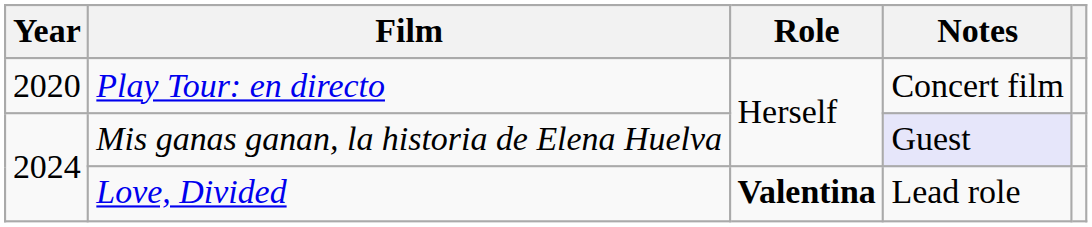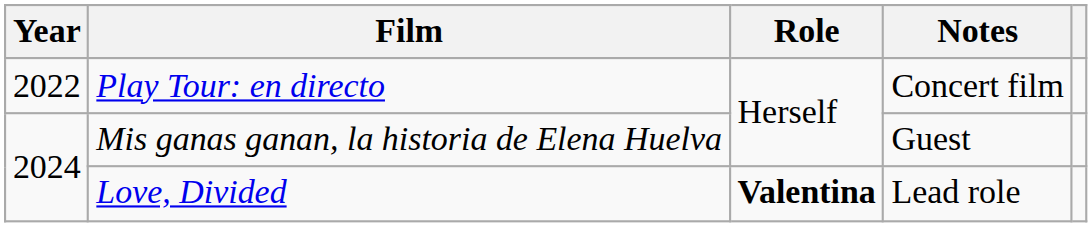(47, 85) 2020 -> (47, 85) 2022
(931, 138) lavender background -> (931, 138) no background
